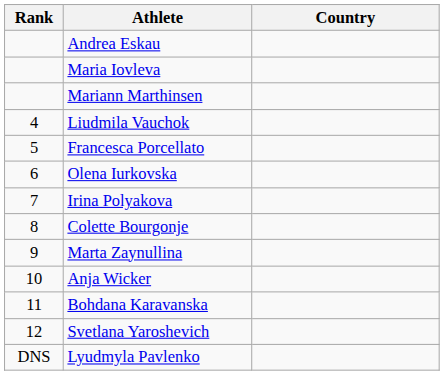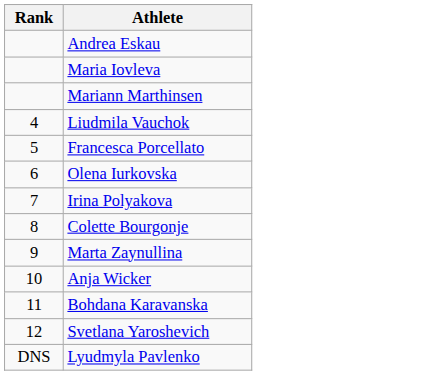- column: (345, 17)
